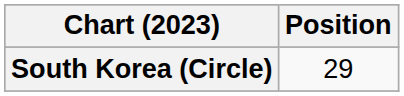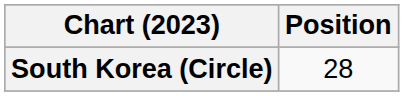(338, 68) 29 -> (338, 68) 28
